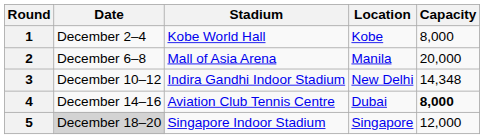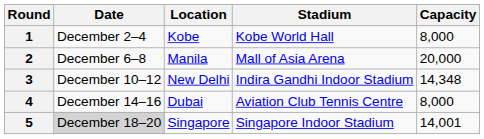columns swapped: (382, 15) <-> (256, 15)
(437, 101) bold -> (437, 101) normal
(441, 123) 12,000 -> (441, 123) 14,001
